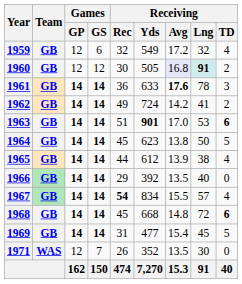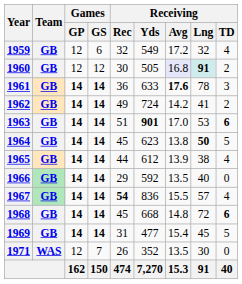(203, 141) normal -> (203, 141) bold
(150, 178) 392 -> (150, 178) 592
(150, 196) 834 -> (150, 196) 836
